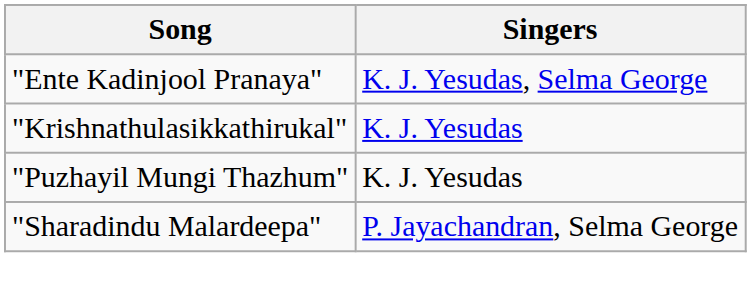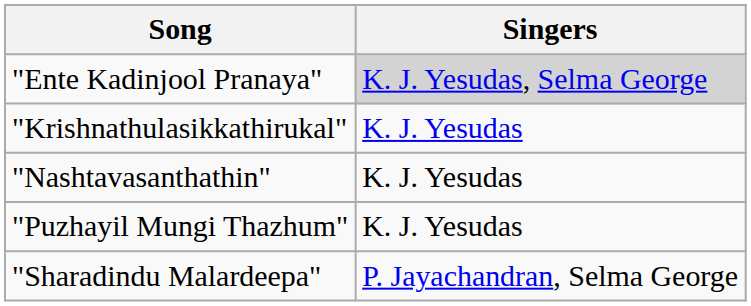(535, 78) no background -> (535, 78) lightgrey background
+ row: (141, 177)
